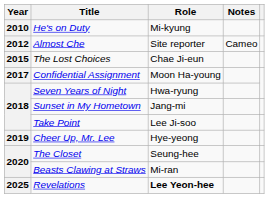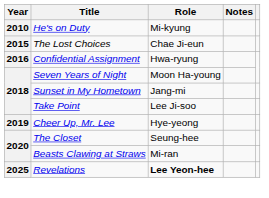- row: (59, 43)
(18, 75) 2017 -> (18, 59) 2016
(186, 75) Moon Ha-young -> (174, 59) Hwa-ryung
(174, 91) Hwa-ryung -> (186, 75) Moon Ha-young
